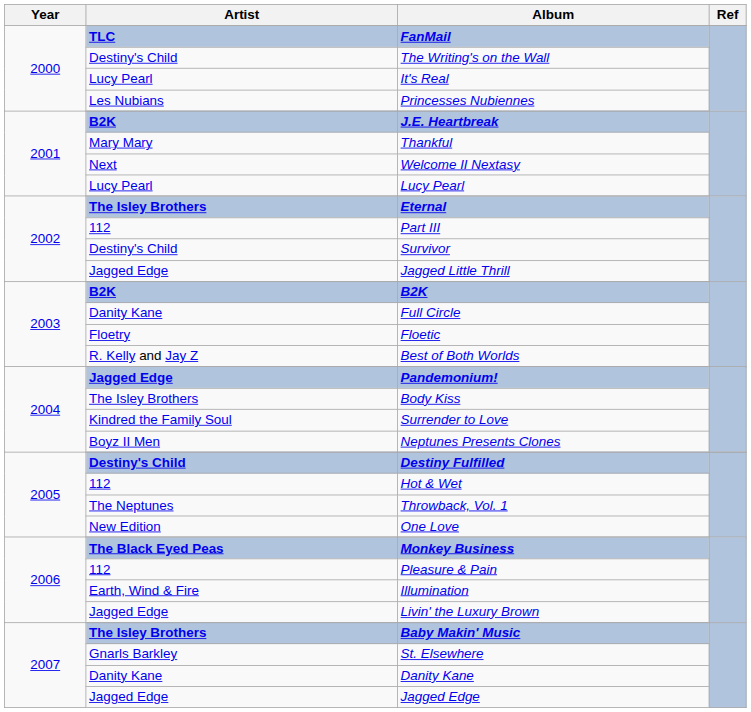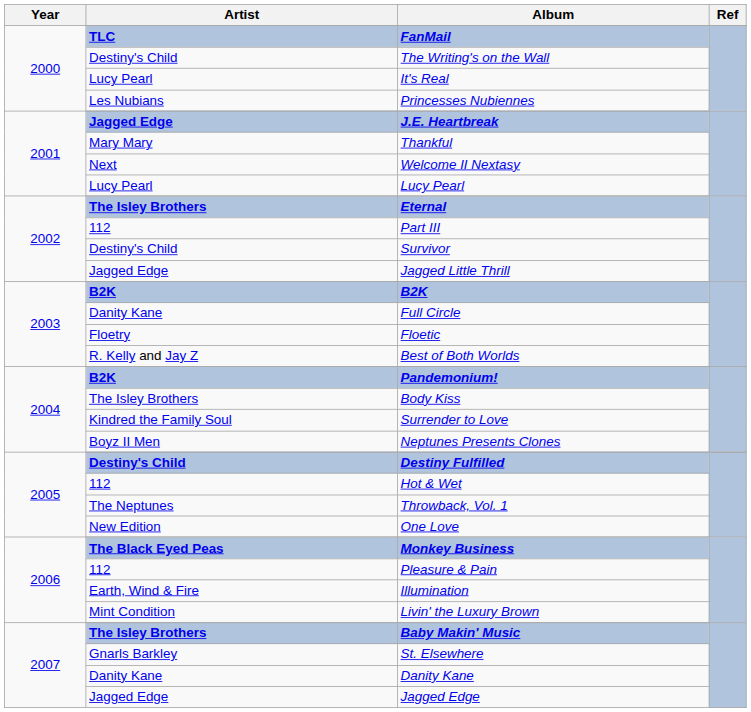(103, 121) B2K -> (131, 121) Jagged Edge
(131, 377) Jagged Edge -> (103, 377) B2K
(129, 611) Jagged Edge -> (132, 611) Mint Condition
